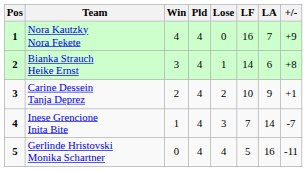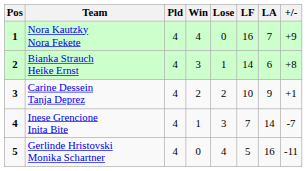columns swapped: (200, 13) <-> (177, 13)
